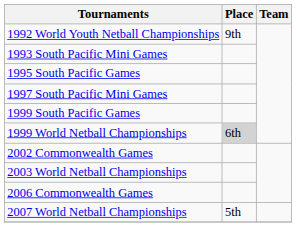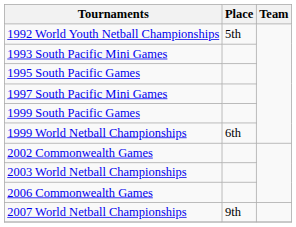(233, 34) 9th -> (233, 34) 5th
(233, 133) lightgrey background -> (233, 133) no background
(233, 212) 5th -> (233, 212) 9th
